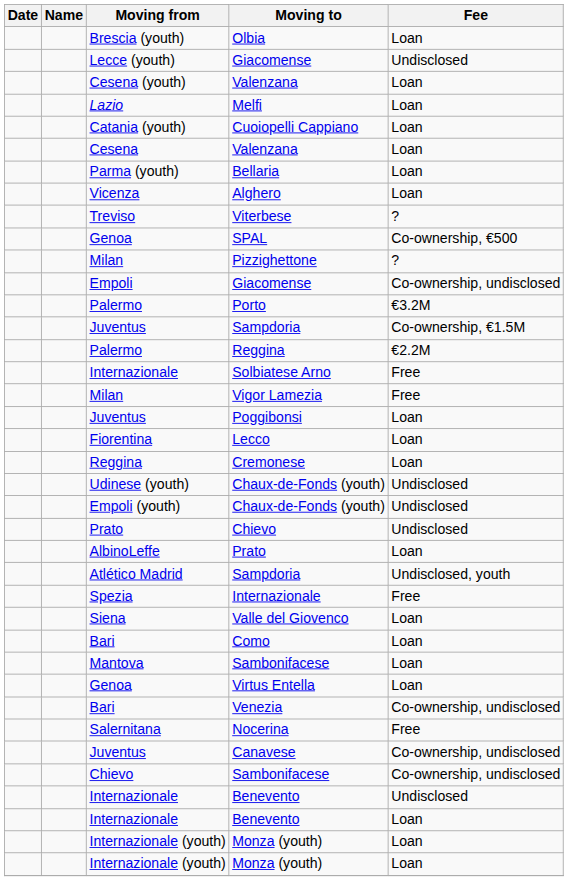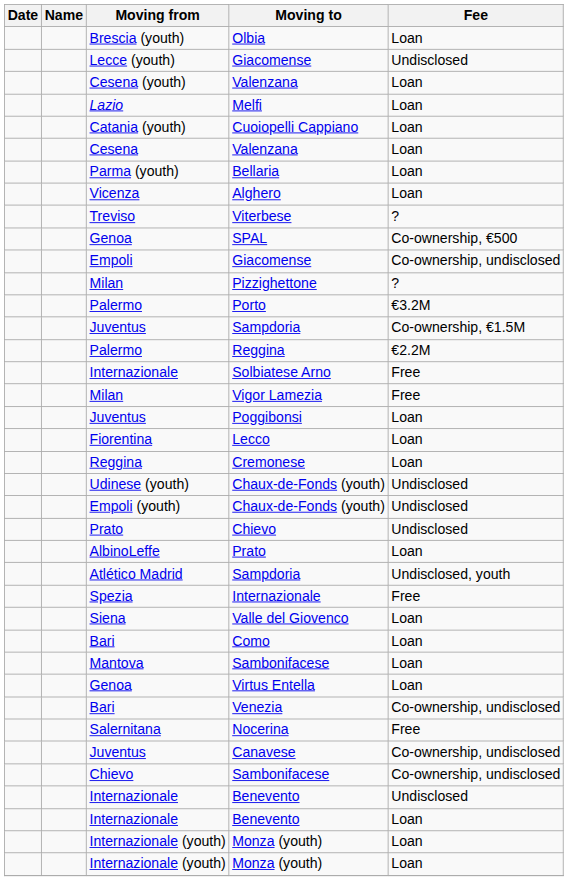rows swapped: (111, 283) <-> (106, 261)
